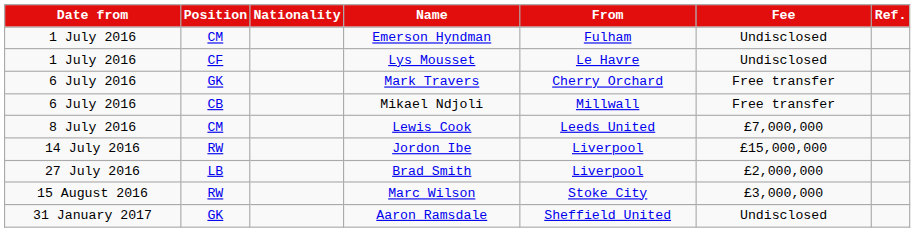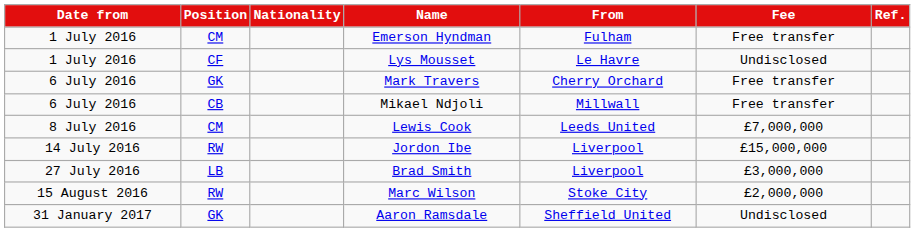(784, 38) Undisclosed -> (784, 38) Free transfer
(784, 171) £2,000,000 -> (784, 171) £3,000,000
(784, 193) £3,000,000 -> (784, 193) £2,000,000
